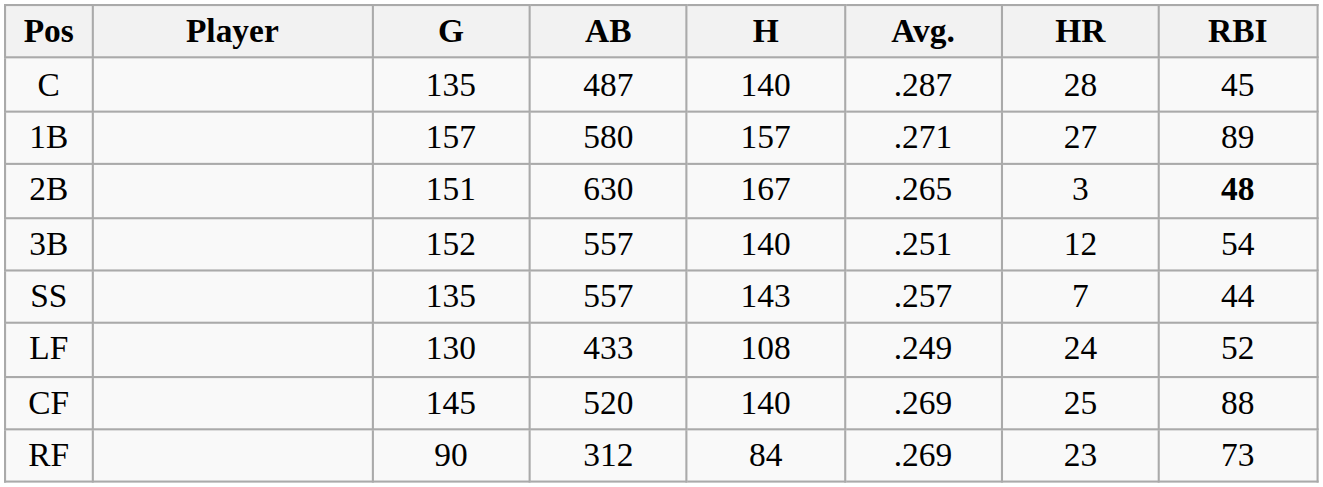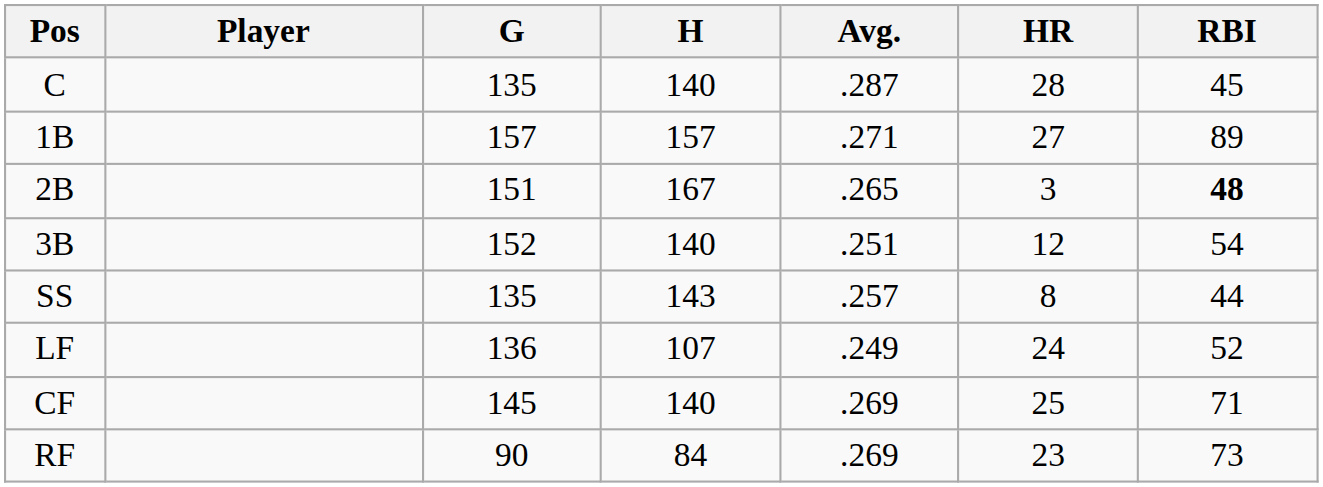- column: (608, 31)
(1080, 296) 7 -> (1048, 296) 8
(451, 349) 130 -> (512, 349) 136
(766, 349) 108 -> (691, 349) 107
(1238, 402) 88 -> (1227, 402) 71
